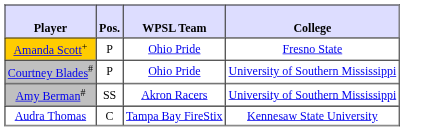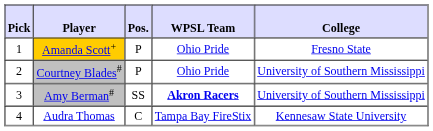+ column: (19, 28)
(174, 94) normal -> (203, 94) bold
